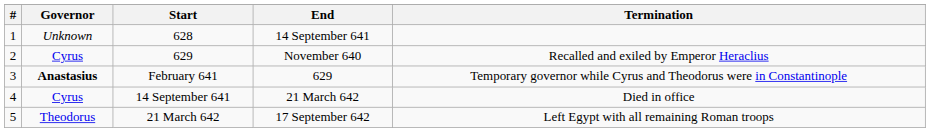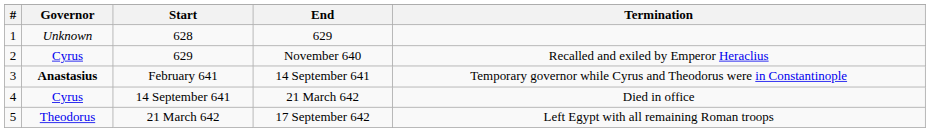(323, 35) 14 September 641 -> (323, 35) 629
(323, 76) 629 -> (323, 76) 14 September 641
